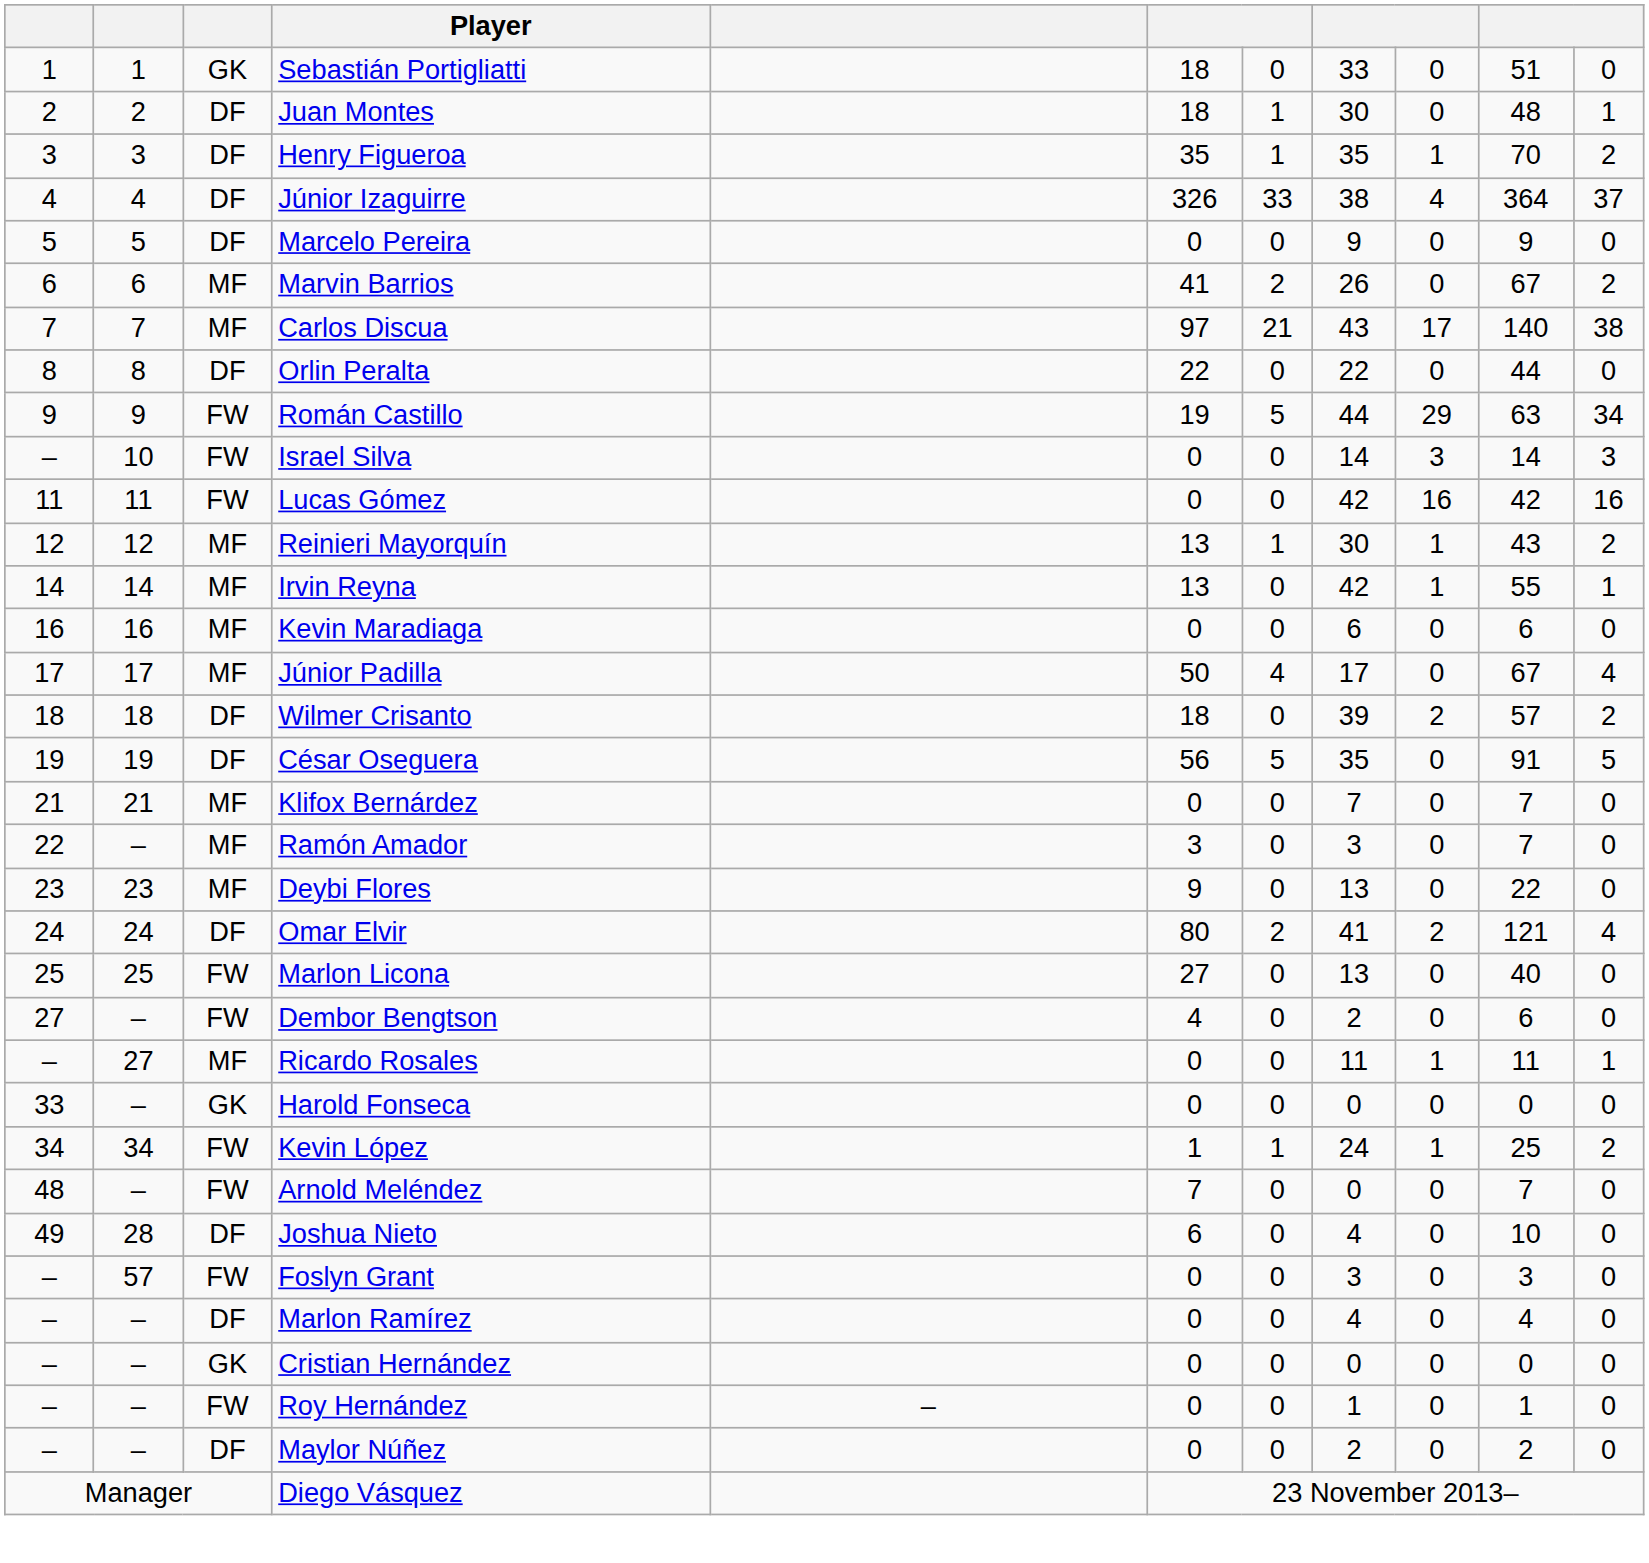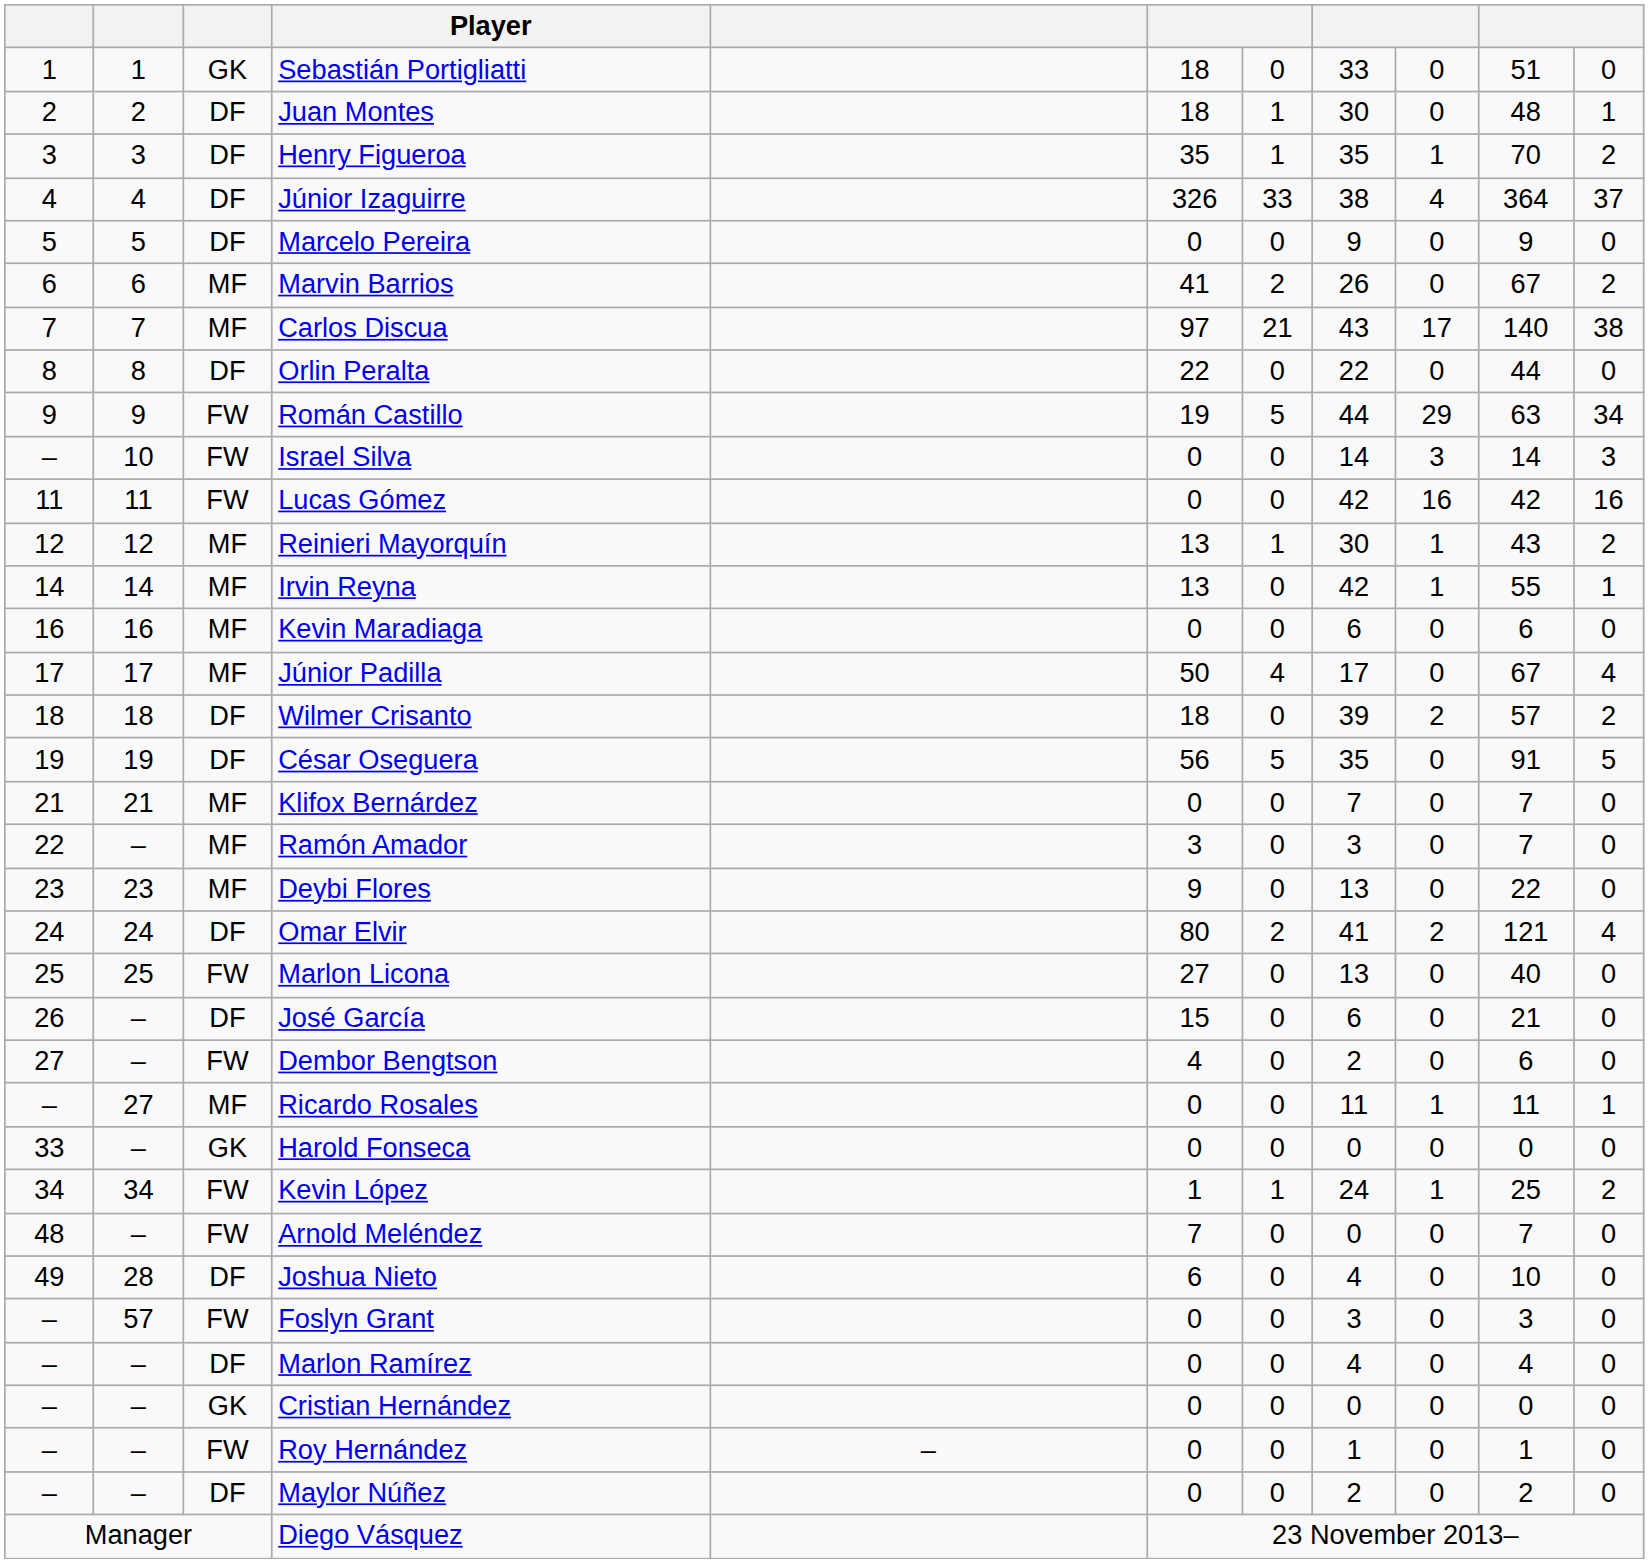+ row: (352, 1018)
